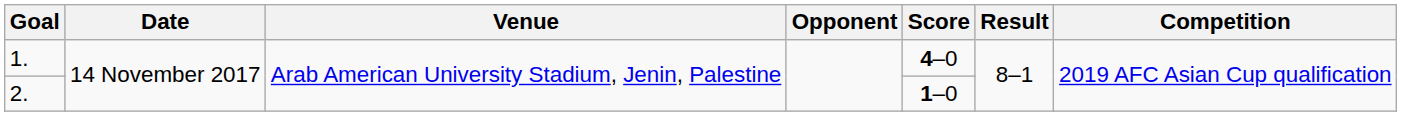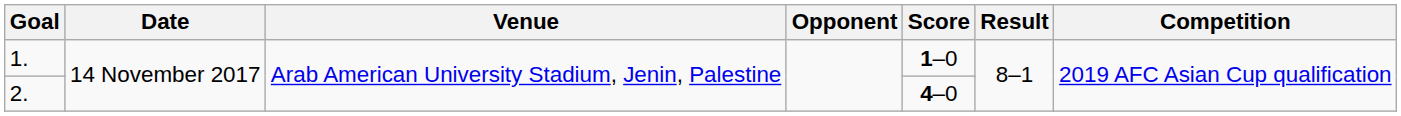(939, 57) 4–0 -> (939, 57) 1–0
(939, 93) 1–0 -> (939, 93) 4–0
